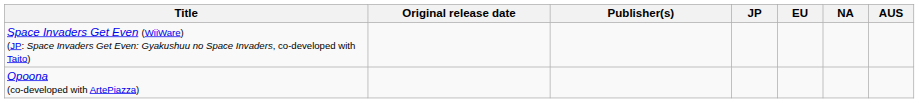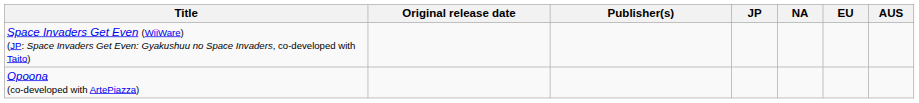columns swapped: (845, 13) <-> (800, 13)
